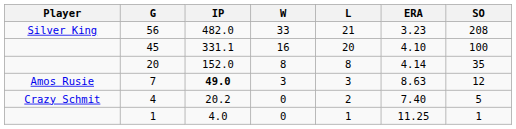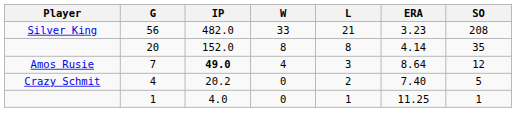- row: (153, 47)
(283, 82) 3 -> (283, 64) 4
(413, 82) 8.63 -> (413, 64) 8.64
